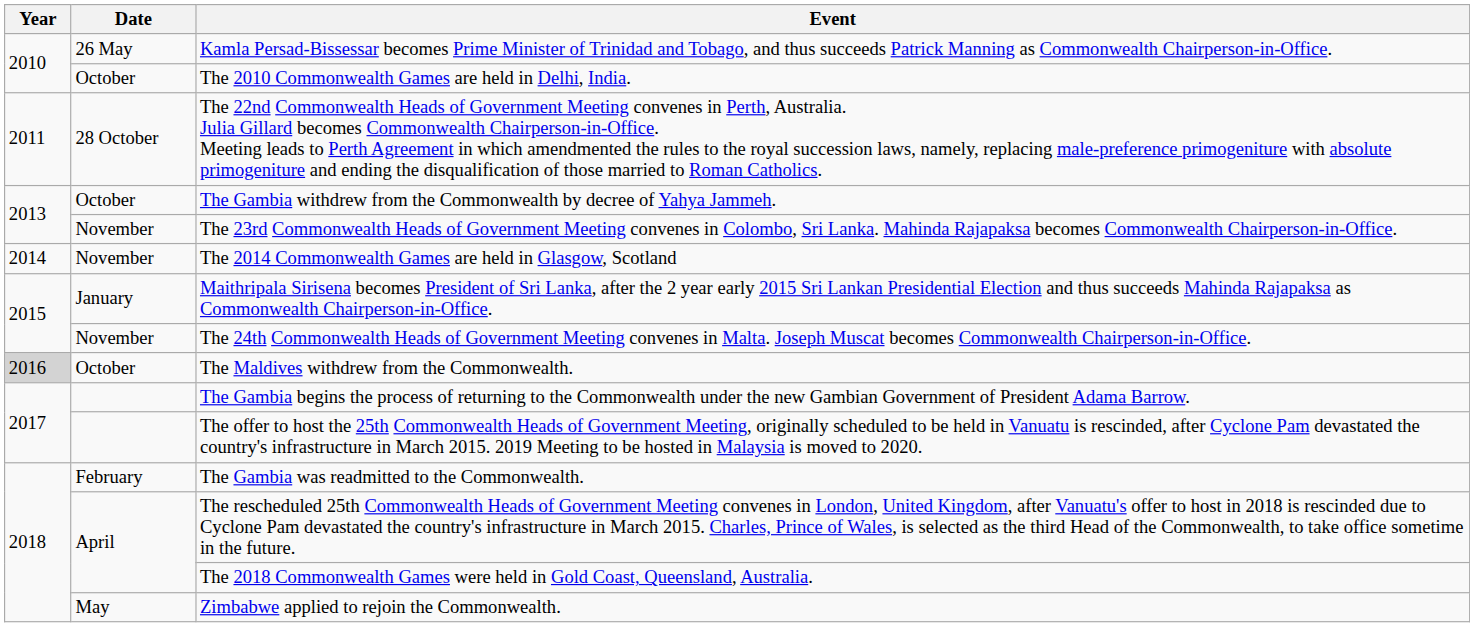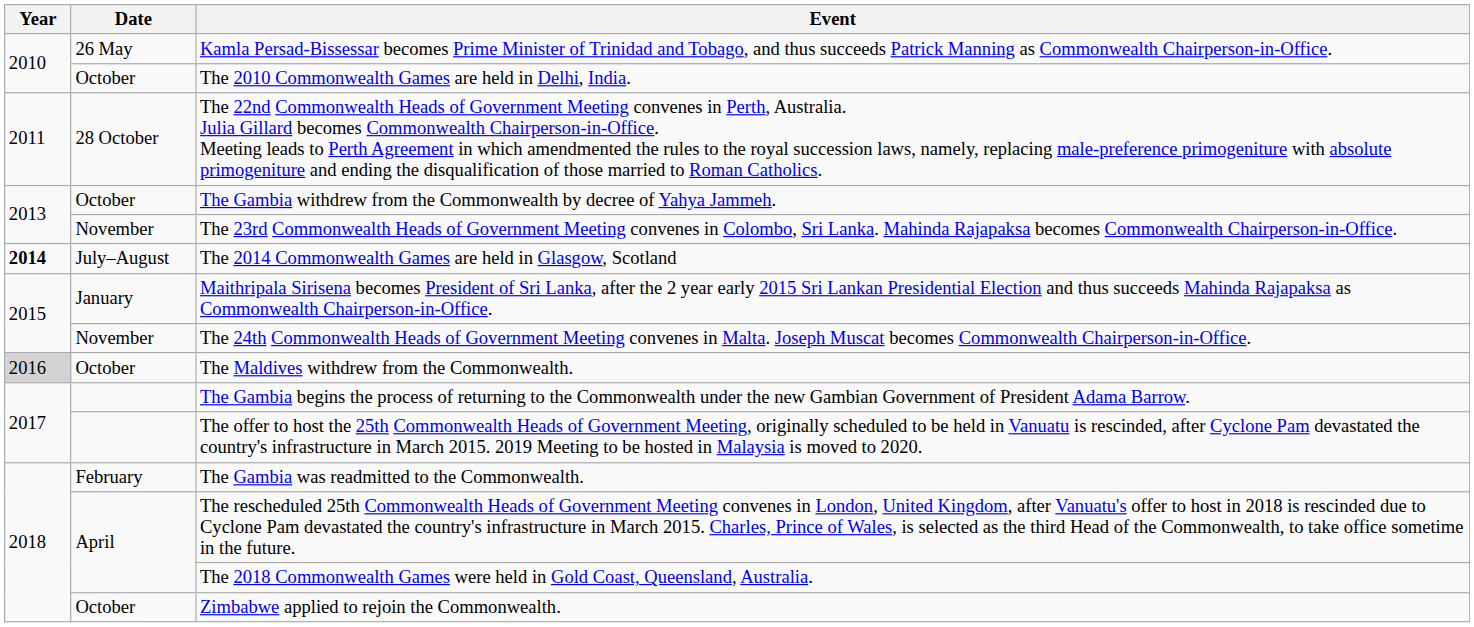(27, 258) normal -> (27, 258) bold
(115, 258) November -> (122, 258) July–August
(92, 606) May -> (105, 606) October
